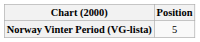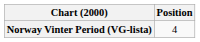(175, 29) 5 -> (175, 29) 4
